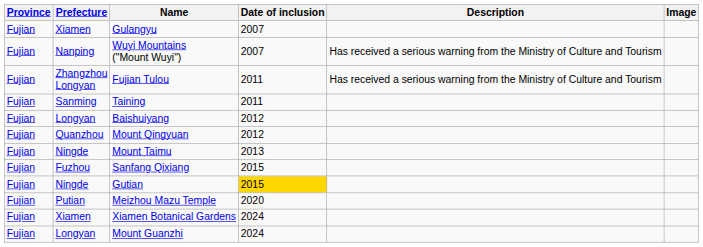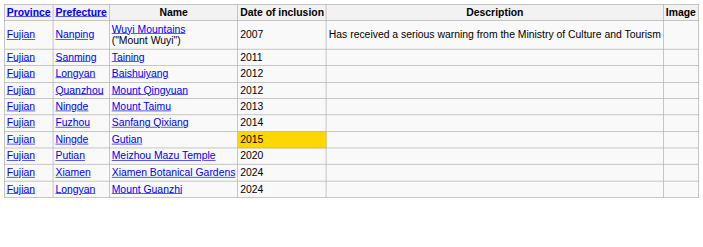- row: (135, 29)
- row: (141, 79)
(252, 168) 2015 -> (252, 123) 2014
